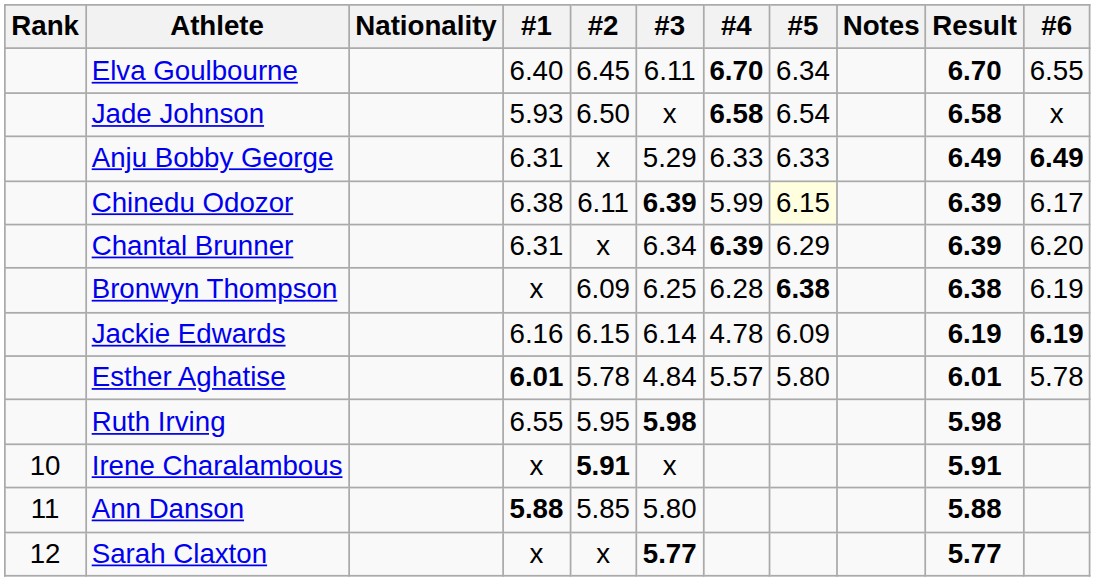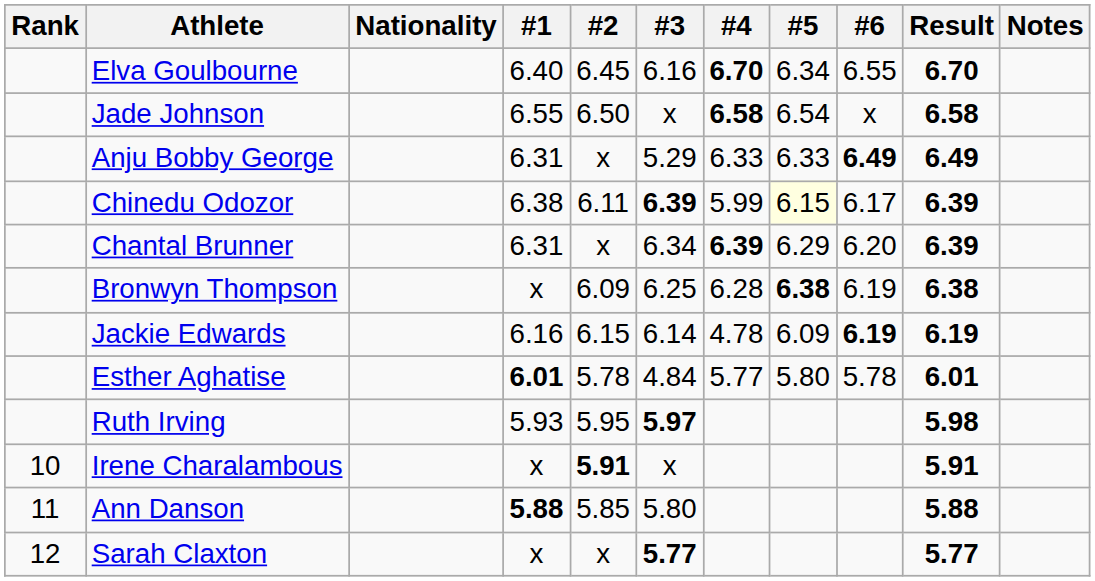columns swapped: (1057, 26) <-> (881, 26)
(670, 70) 6.11 -> (670, 70) 6.16
(536, 114) 5.93 -> (536, 114) 6.55
(736, 377) 5.57 -> (736, 377) 5.77
(536, 421) 6.55 -> (536, 421) 5.93
(670, 421) 5.98 -> (670, 421) 5.97
